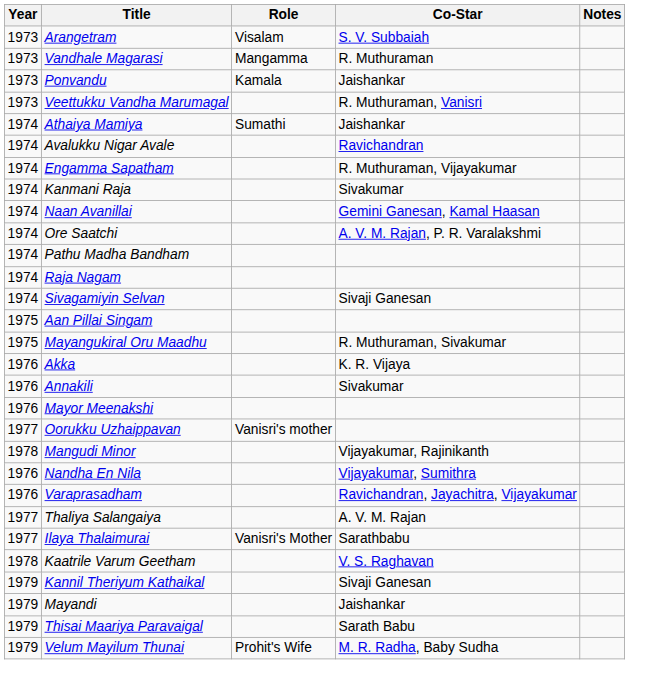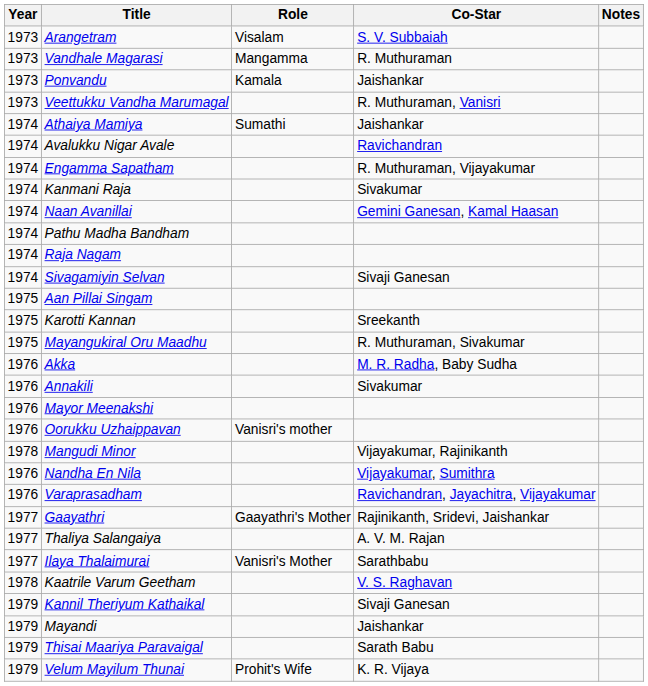- row: (81, 233)
+ row: (90, 320)
(374, 364) K. R. Vijaya -> (437, 364) M. R. Radha, Baby Sudha
(23, 430) 1977 -> (23, 430) 1976
+ row: (74, 517)
(418, 648) M. R. Radha, Baby Sudha -> (393, 670) K. R. Vijaya
